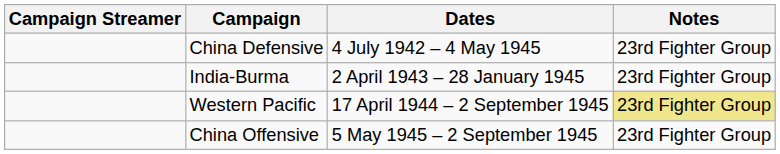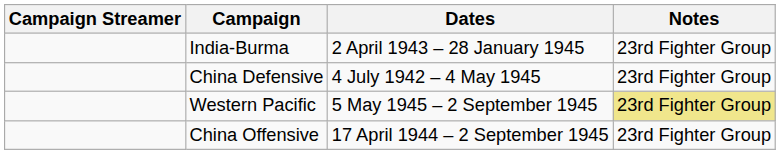rows swapped: (239, 76) <-> (256, 47)
(470, 105) 17 April 1944 – 2 September 1945 -> (465, 105) 5 May 1945 – 2 September 1945
(465, 134) 5 May 1945 – 2 September 1945 -> (470, 134) 17 April 1944 – 2 September 1945
